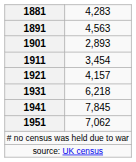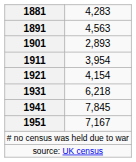(98, 60) 3,454 -> (98, 60) 3,954
(98, 76) 4,157 -> (98, 76) 4,154
(98, 123) 7,062 -> (98, 123) 7,167
